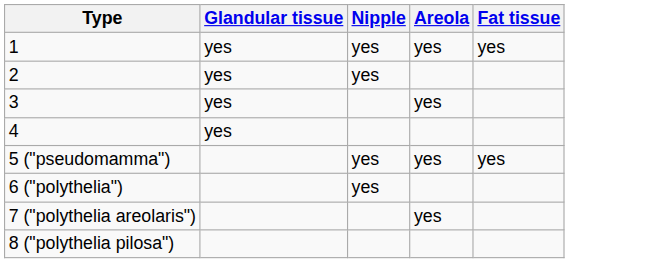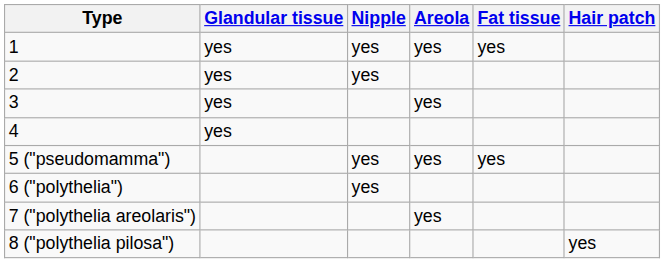+ column: (612, 18)
